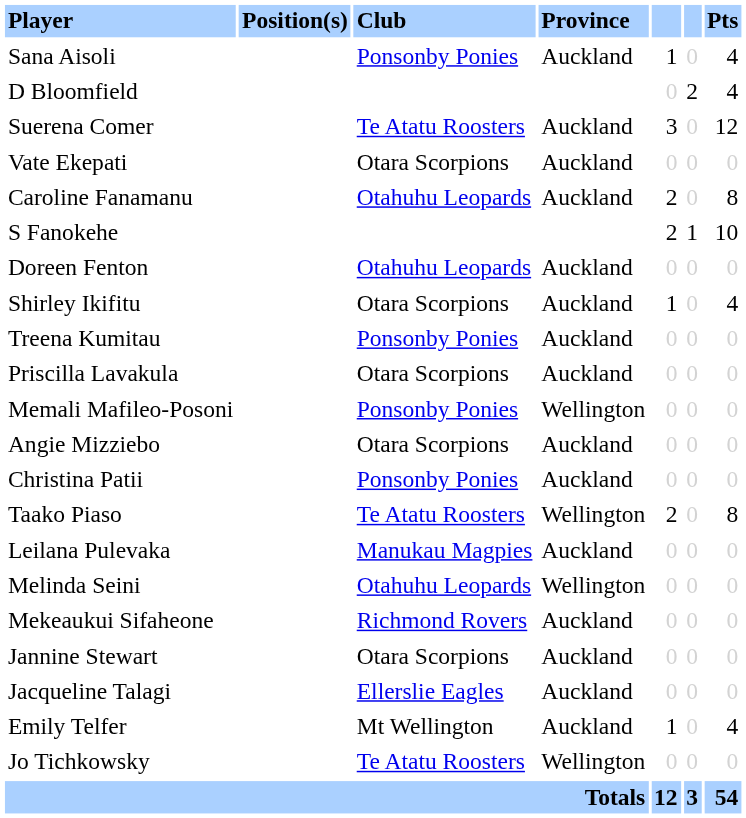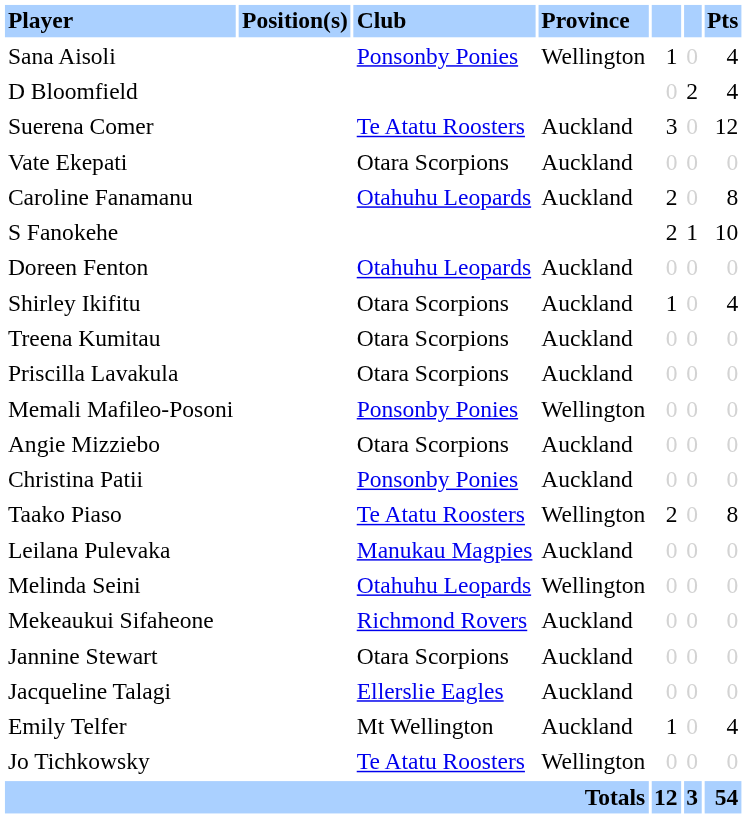(587, 56) Auckland -> (593, 56) Wellington
(437, 338) Ponsonby Ponies -> (433, 338) Otara Scorpions
